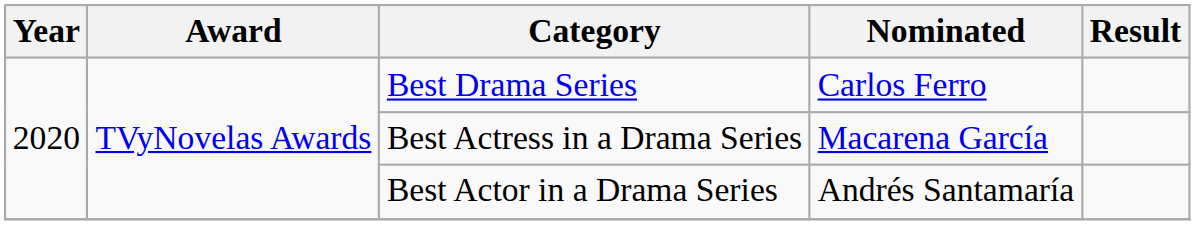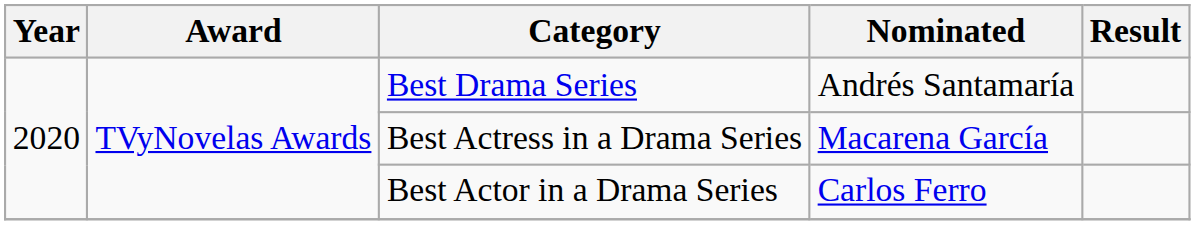(902, 84) Carlos Ferro -> (946, 84) Andrés Santamaría
(946, 191) Andrés Santamaría -> (902, 191) Carlos Ferro
